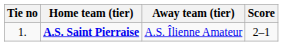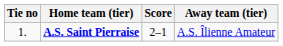columns swapped: (261, 13) <-> (193, 13)
